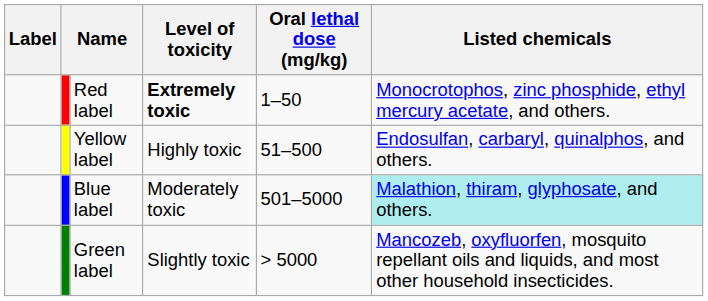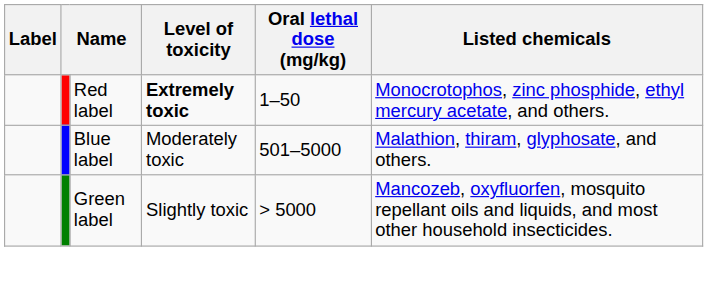- row: (100, 149)
(517, 199) paleturquoise background -> (516, 149) no background
